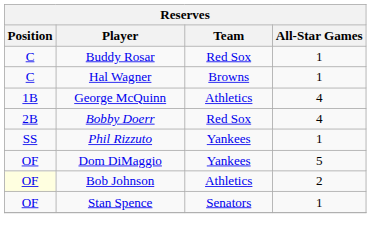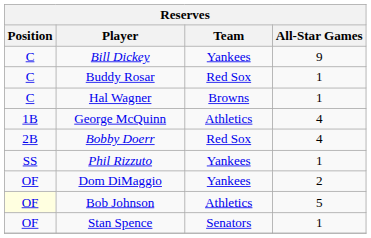+ row: (120, 56)
(319, 160) 5 -> (319, 181) 2
(319, 181) 2 -> (319, 202) 5
